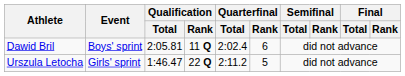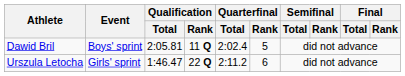(265, 46) 6 -> (265, 46) 5
(265, 63) 5 -> (265, 63) 6
